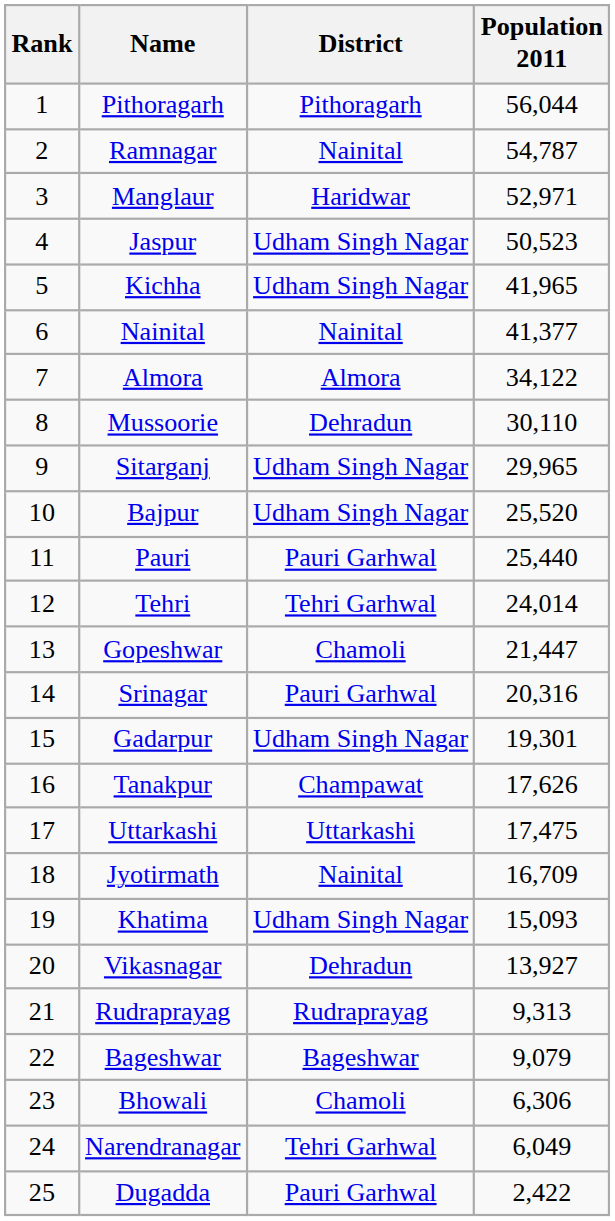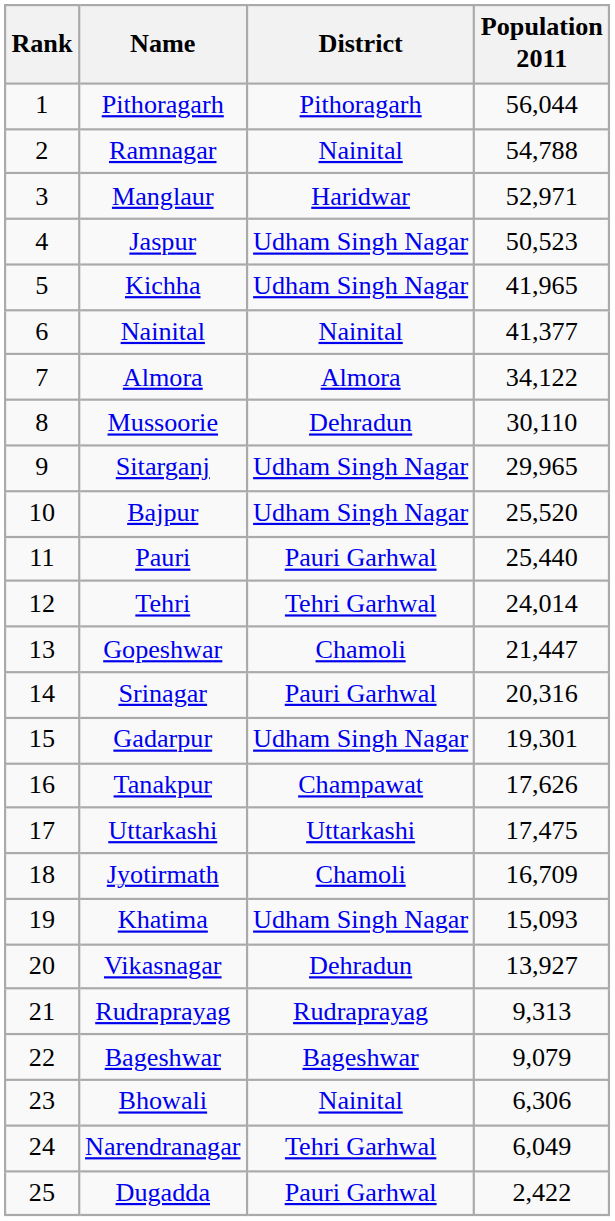(542, 150) 54,787 -> (542, 150) 54,788
(361, 875) Nainital -> (361, 875) Chamoli
(361, 1101) Chamoli -> (361, 1101) Nainital
